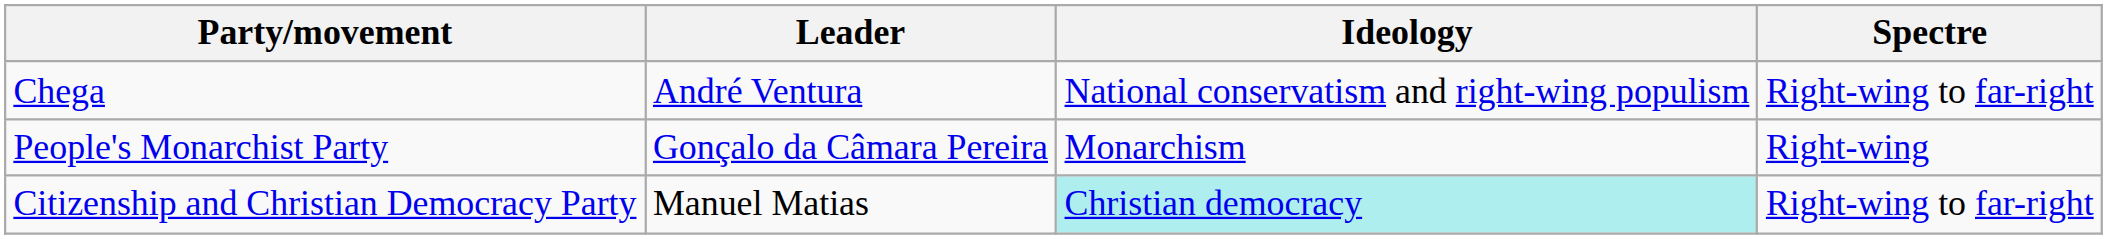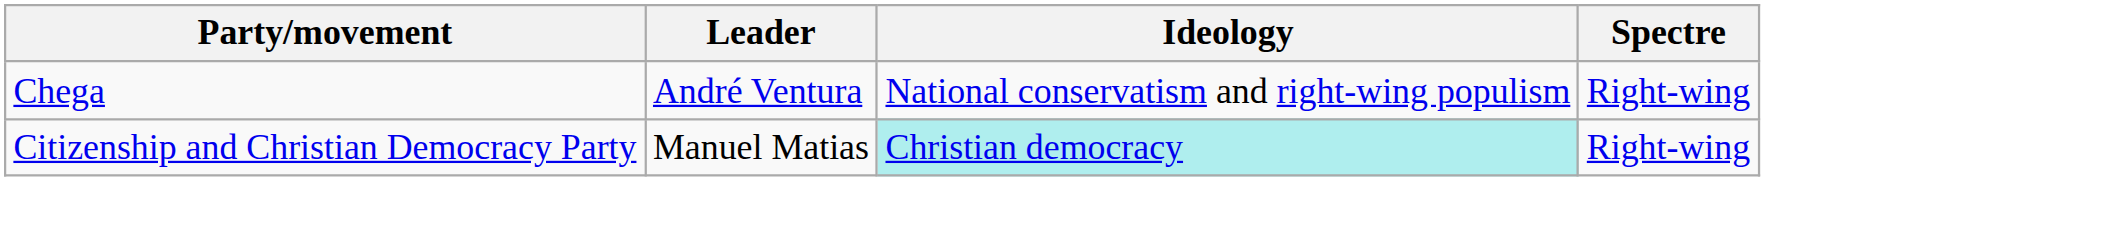(1930, 89) Right-wing to far-right -> (1668, 89) Right-wing
- row: (201, 146)
(1930, 203) Right-wing to far-right -> (1668, 146) Right-wing
